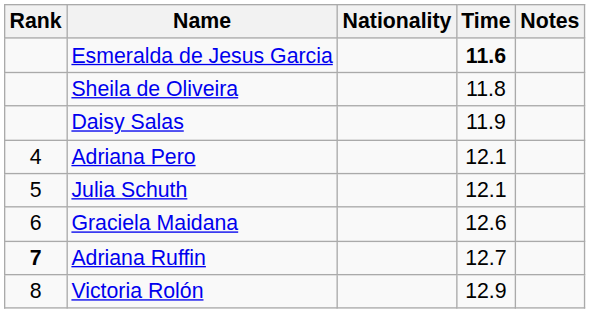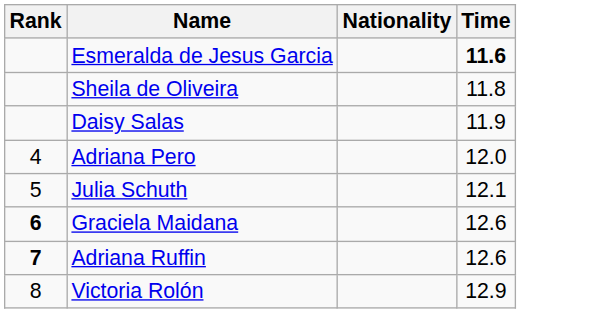- column: (550, 21)
(486, 156) 12.1 -> (486, 156) 12.0
(36, 223) normal -> (36, 223) bold
(486, 257) 12.7 -> (486, 257) 12.6
